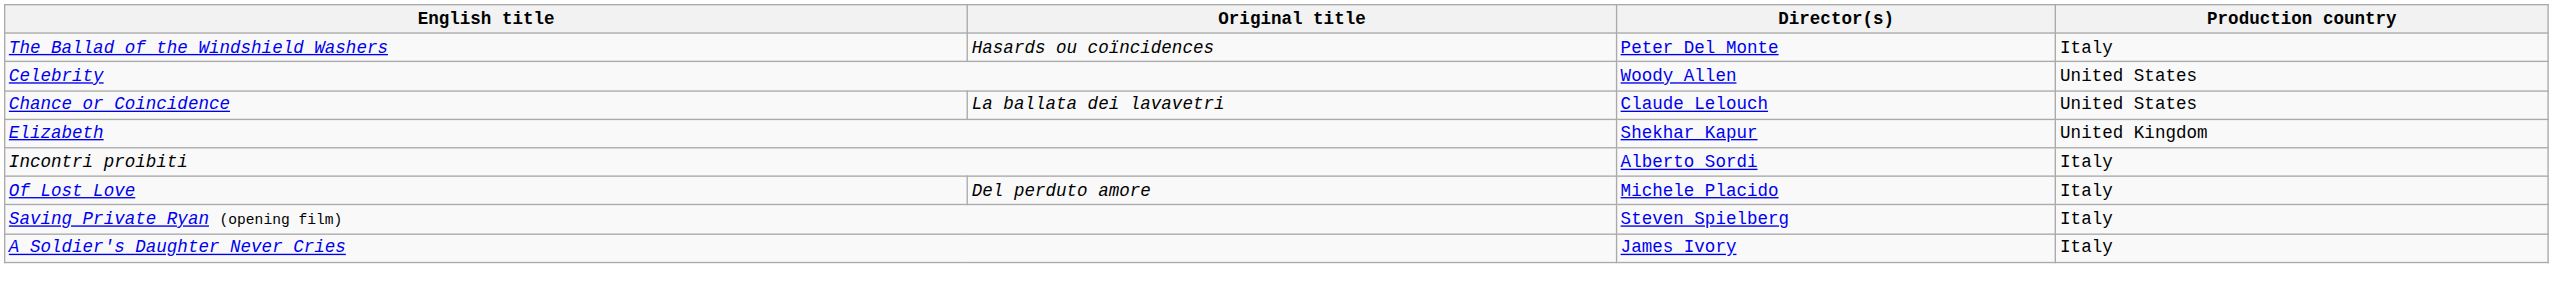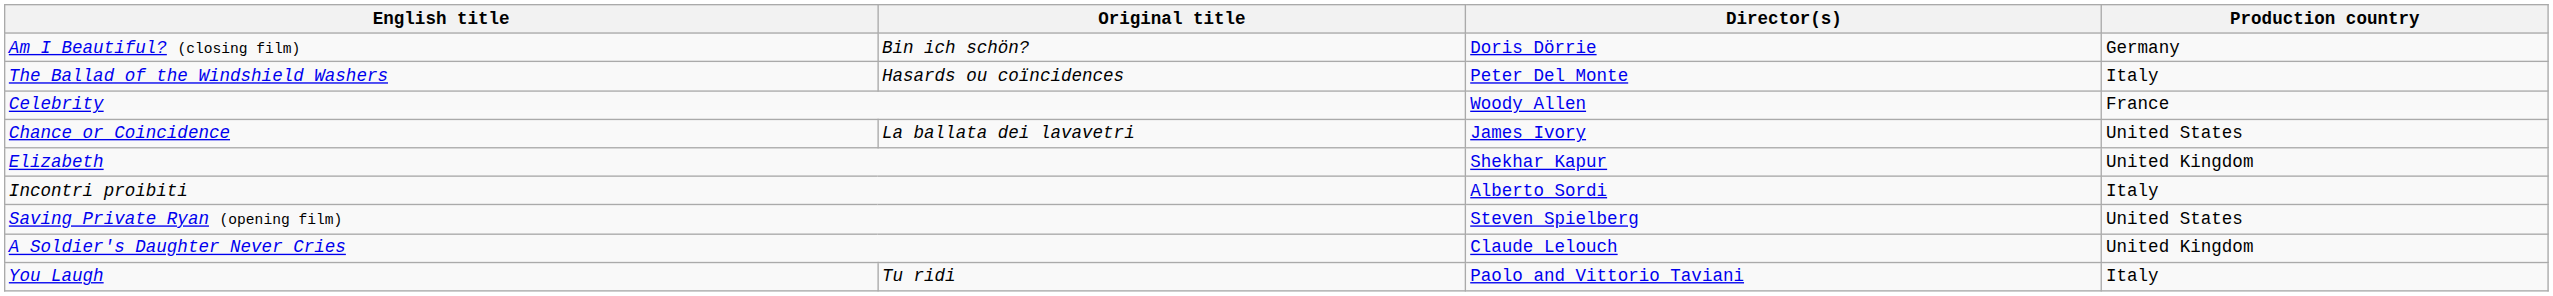+ row: (155, 48)
(2129, 76) United States -> (2138, 105) France
(1694, 105) Claude Lelouch -> (1528, 133) James Ivory
- row: (72, 191)
(2086, 219) Italy -> (2174, 219) United States
(1679, 248) James Ivory -> (1544, 248) Claude Lelouch
(2086, 248) Italy -> (2180, 248) United Kingdom
+ row: (56, 276)
